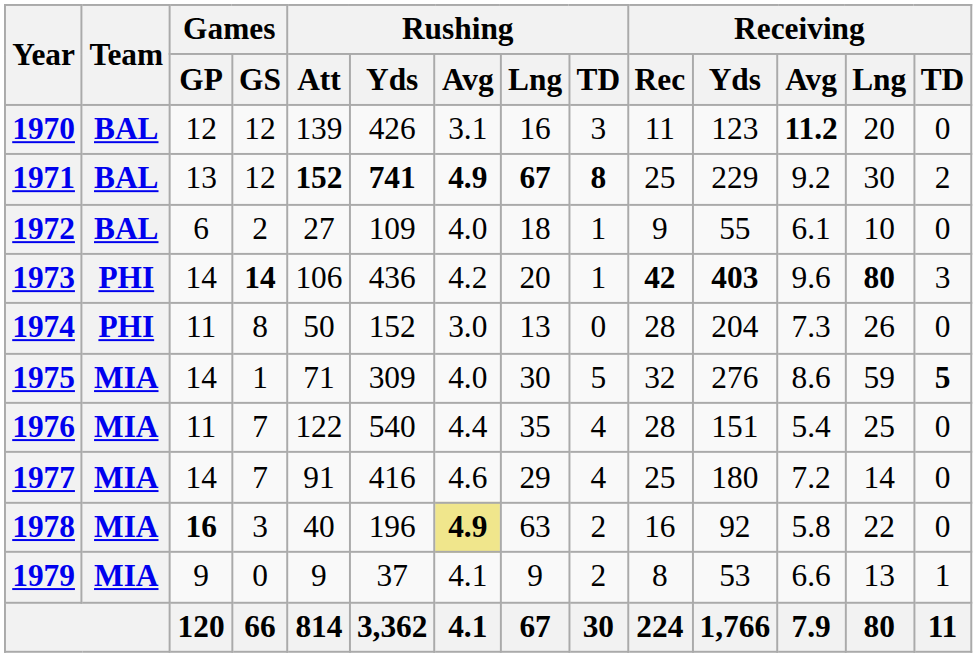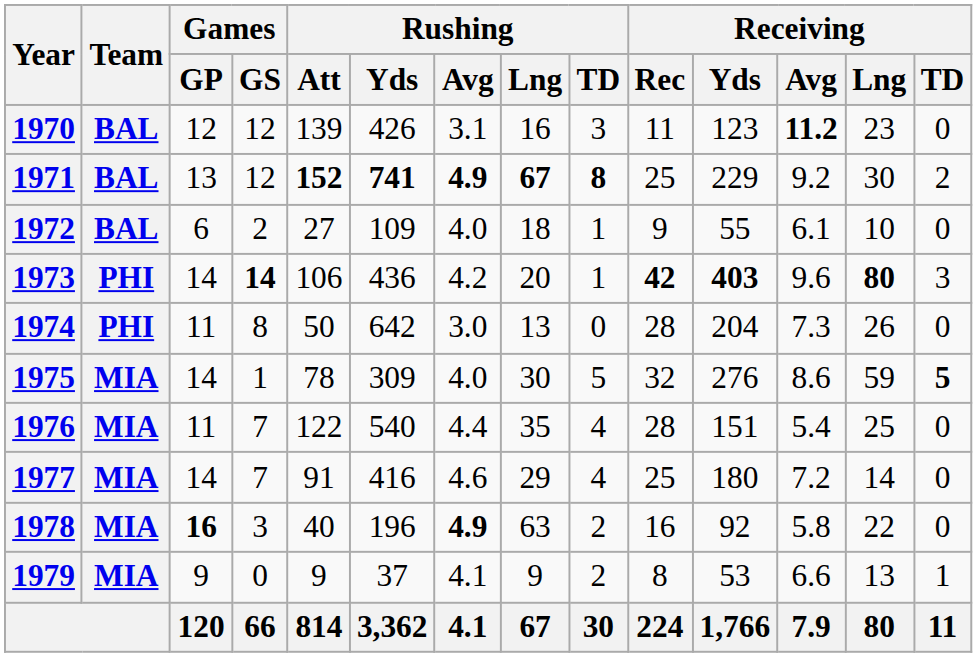(879, 128) 20 -> (879, 128) 23
(392, 327) 152 -> (392, 327) 642
(319, 377) 71 -> (319, 377) 78
(468, 526) khaki background -> (468, 526) no background
